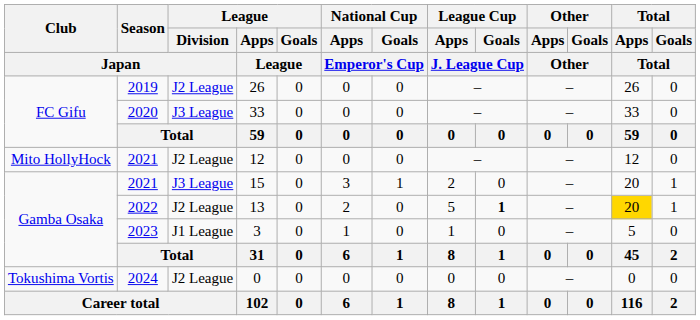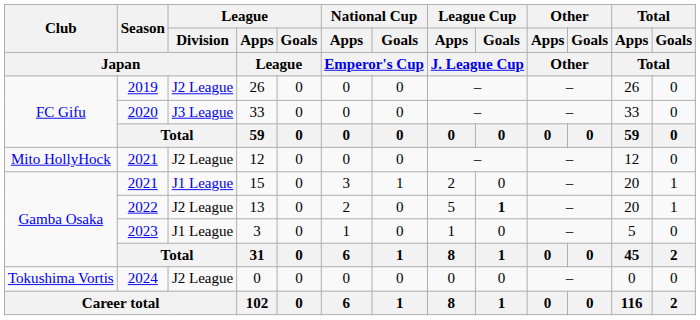(203, 183) J3 League -> (203, 183) J1 League
(632, 207) gold background -> (632, 207) no background
